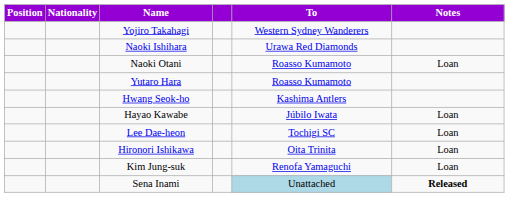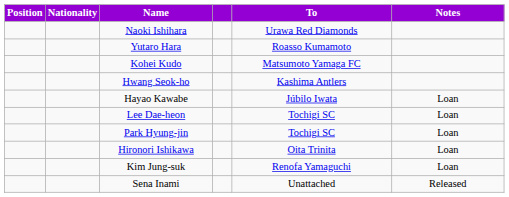- row: (156, 30)
- row: (156, 64)
+ row: (156, 64)
+ row: (156, 133)
(312, 184) lightblue background -> (312, 184) no background
(448, 184) bold -> (448, 184) normal
